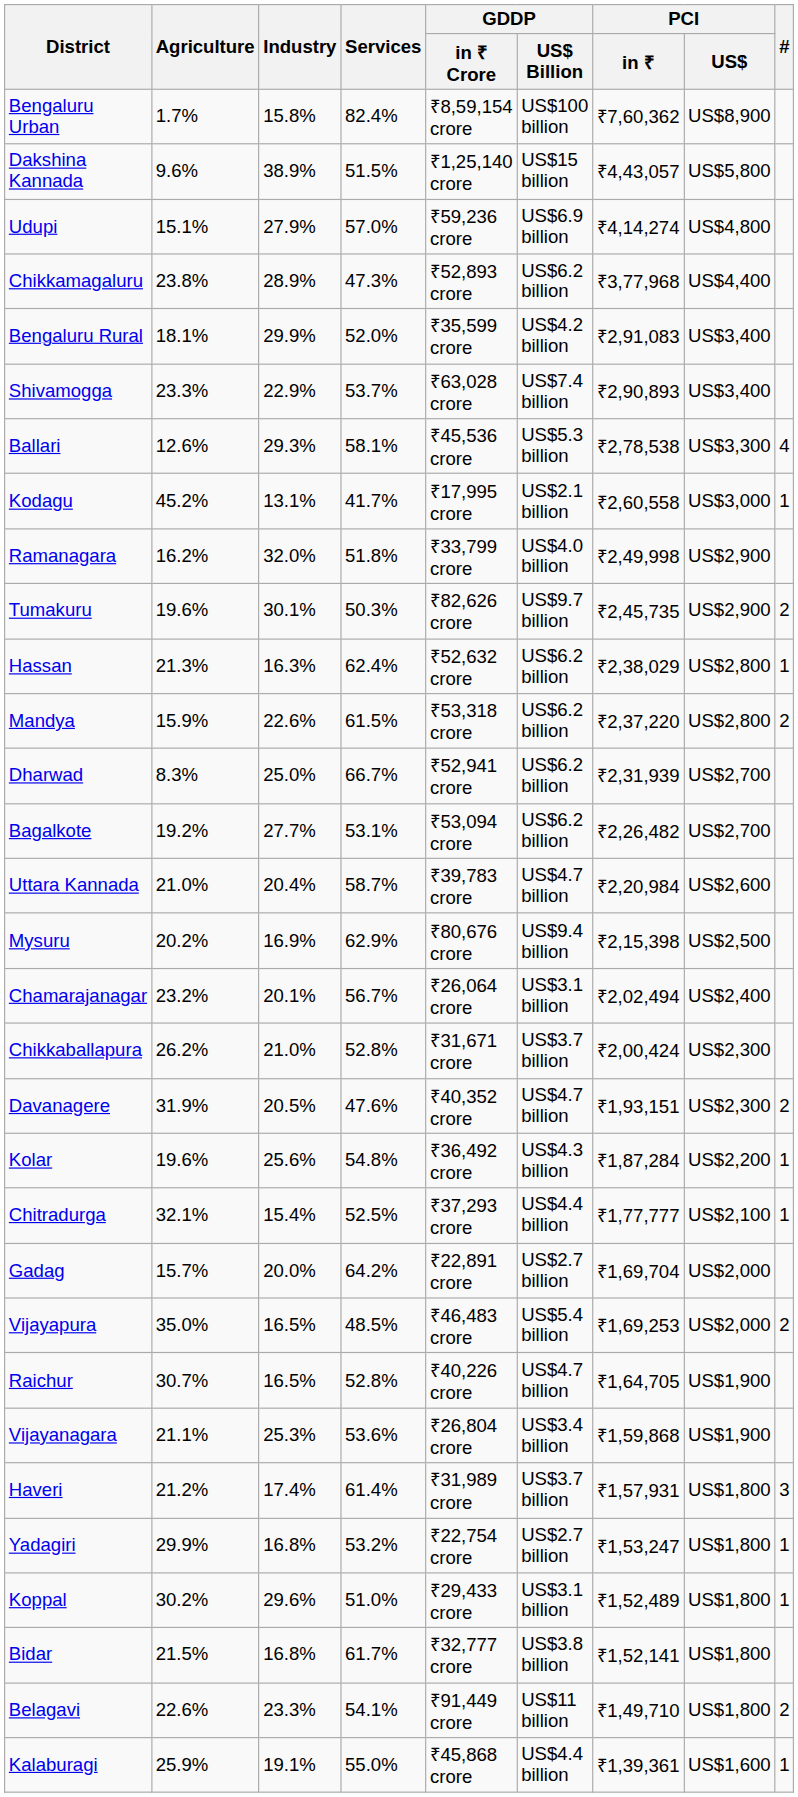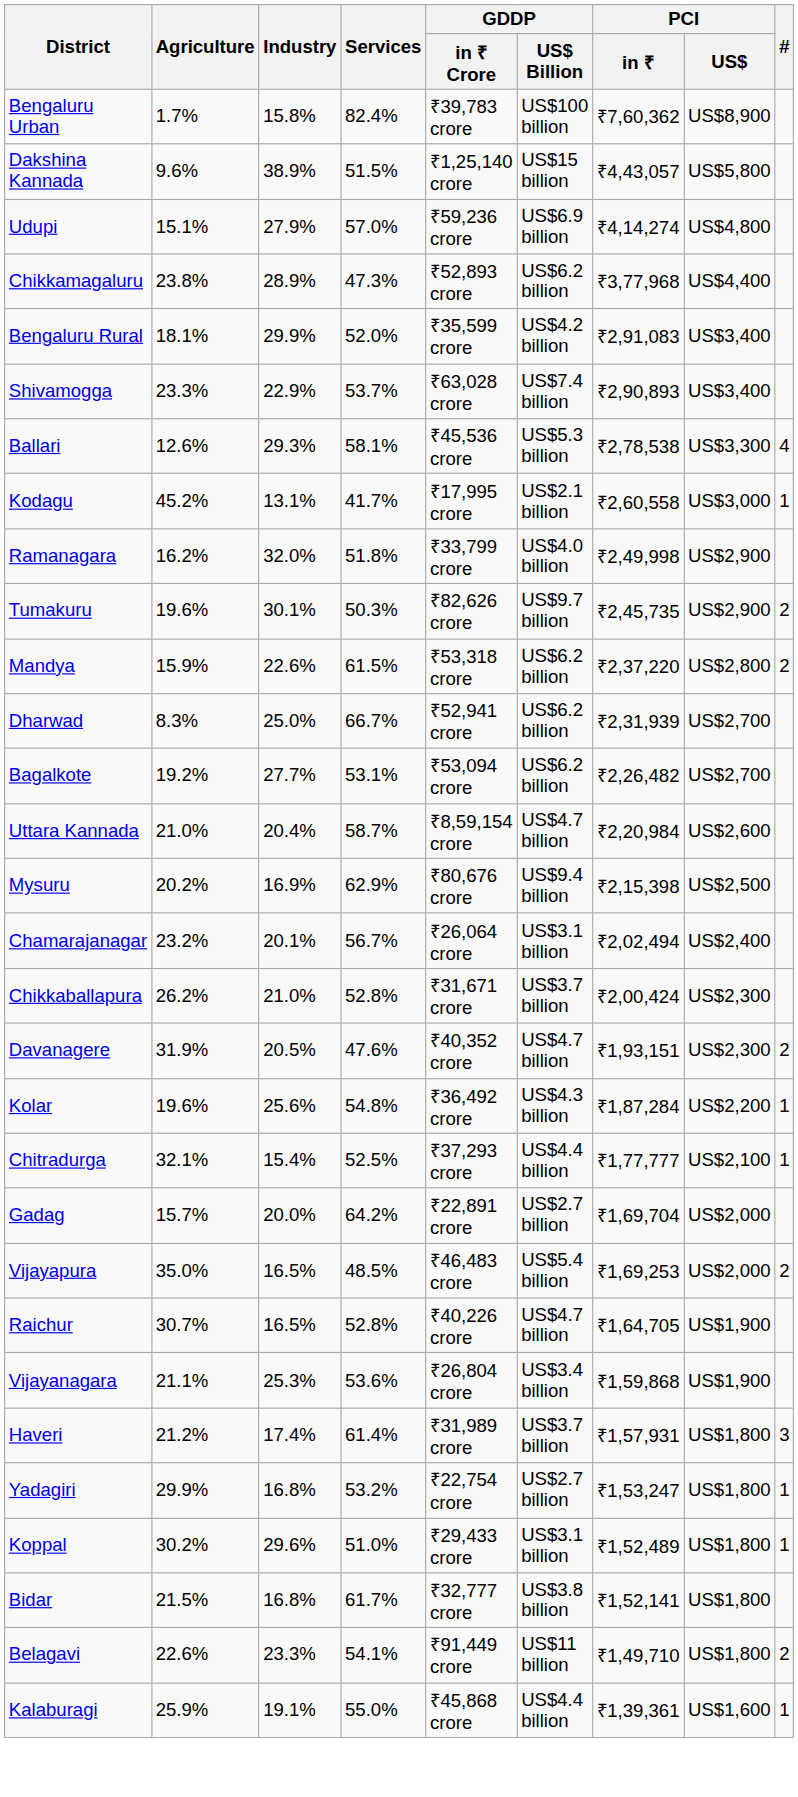(471, 118) ₹8,59,154 crore -> (464, 118) ₹39,783 crore
- row: (40, 665)
(464, 887) ₹39,783 crore -> (471, 832) ₹8,59,154 crore
